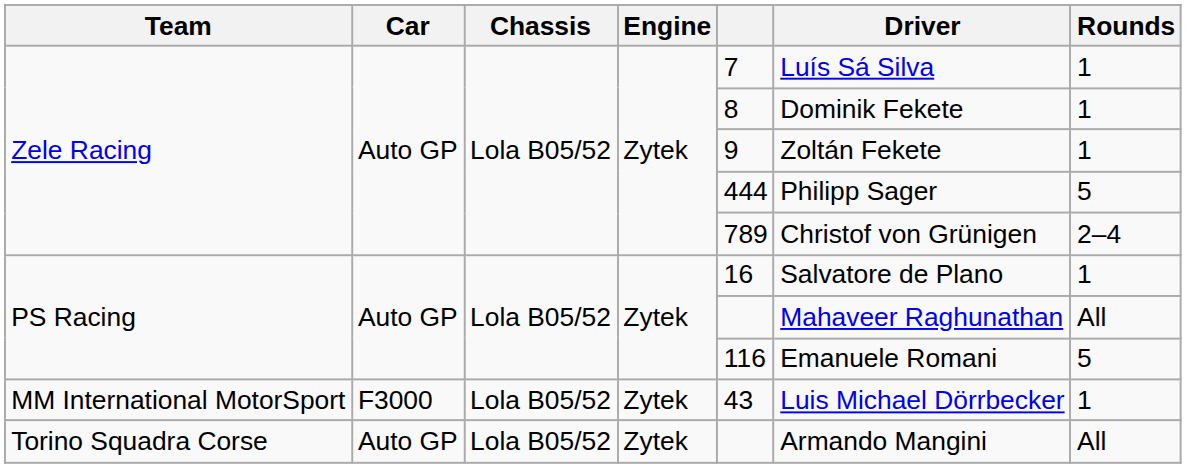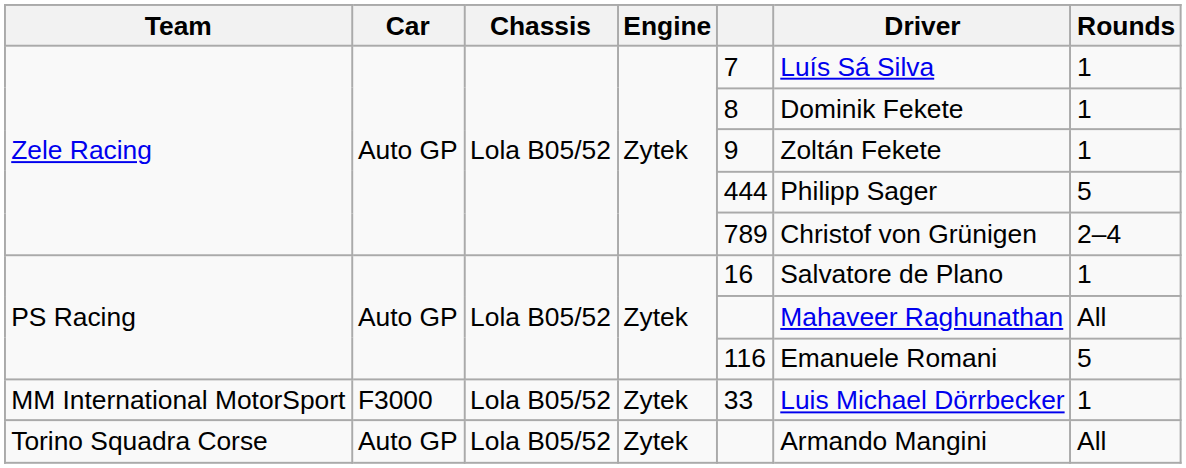(738, 400) 43 -> (738, 400) 33
